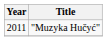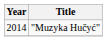(17, 28) 2011 -> (17, 28) 2014
